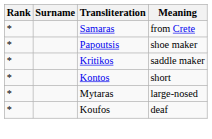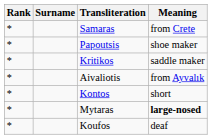+ row: (100, 77)
(174, 93) normal -> (176, 110) bold
